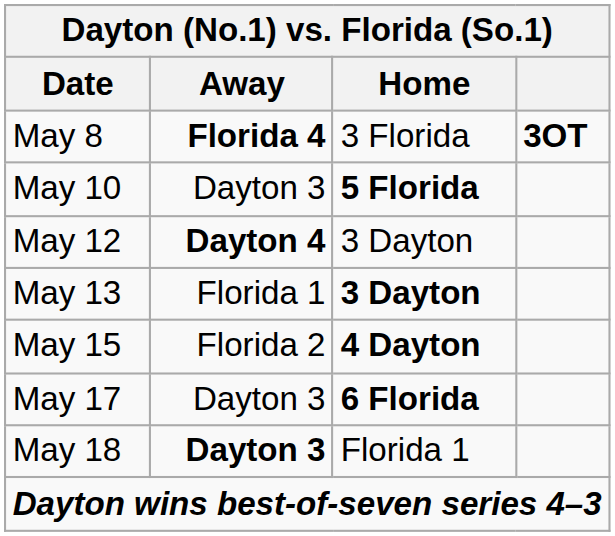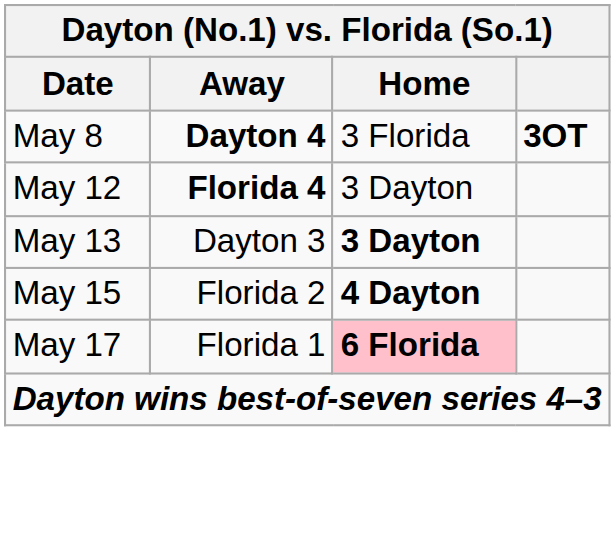(256, 135) Florida 4 -> (256, 135) Dayton 4
- row: (67, 188)
(256, 240) Dayton 4 -> (256, 188) Florida 4
(261, 293) Florida 1 -> (259, 240) Dayton 3
(259, 398) Dayton 3 -> (261, 345) Florida 1
(410, 398) no background -> (410, 345) pink background
- row: (67, 450)
